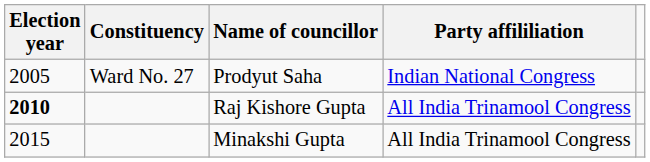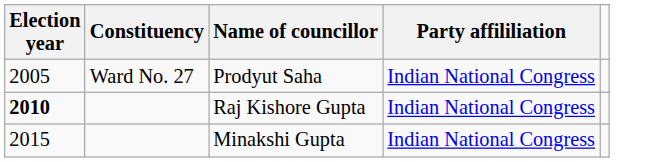(509, 107) All India Trinamool Congress -> (491, 107) Indian National Congress
(509, 140) All India Trinamool Congress -> (491, 140) Indian National Congress
